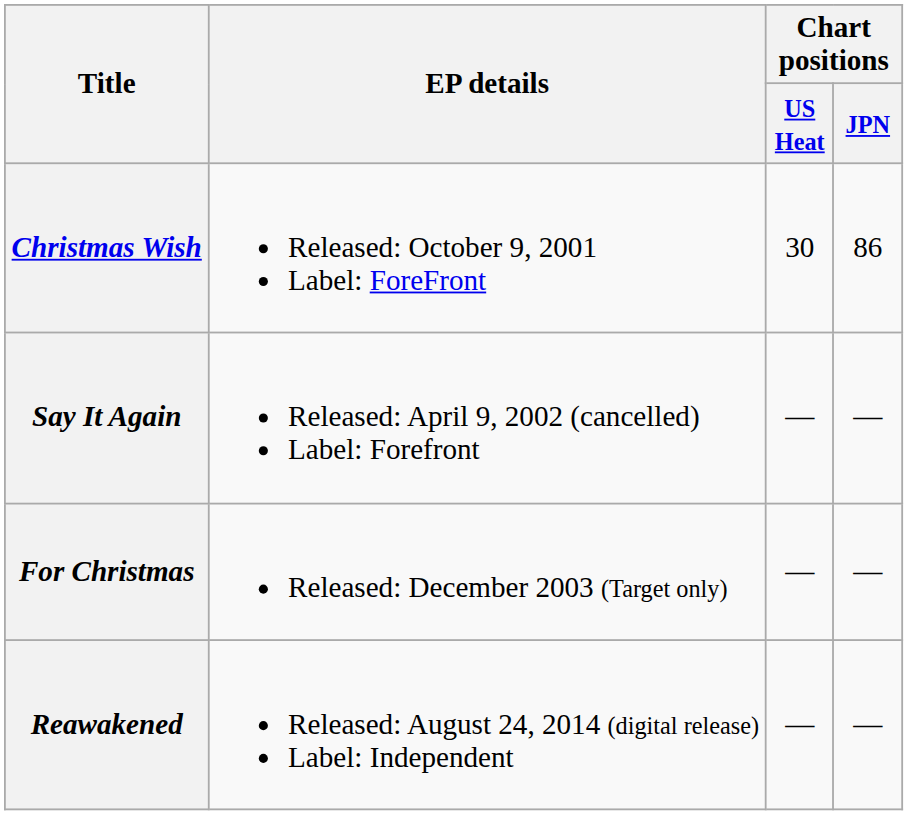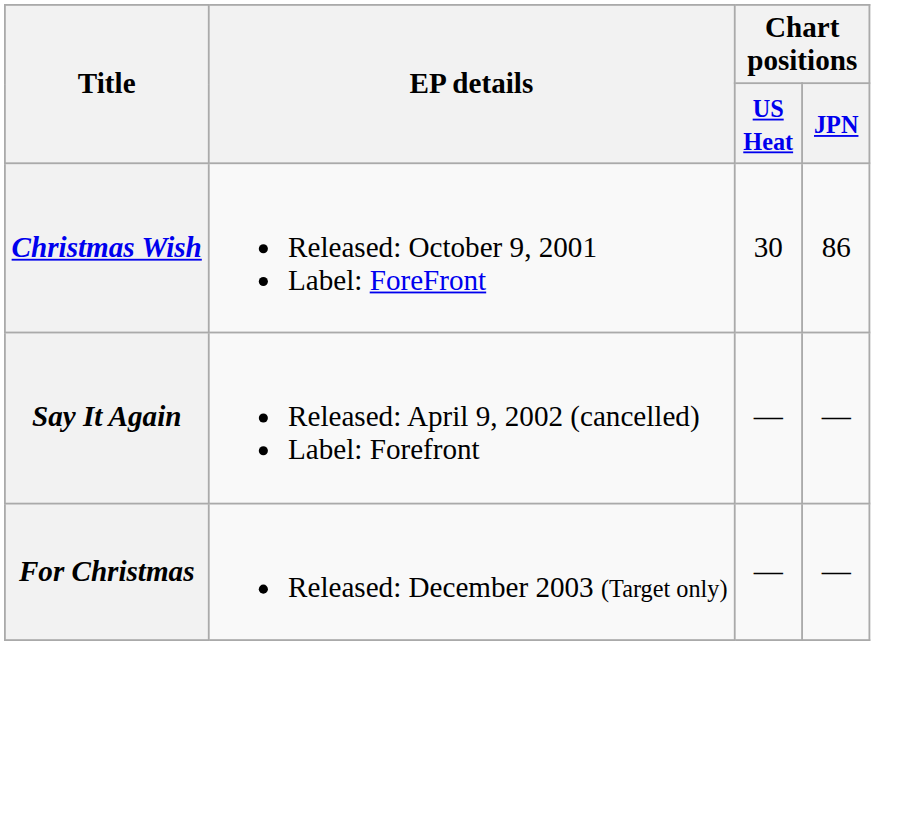- row: (107, 724)
